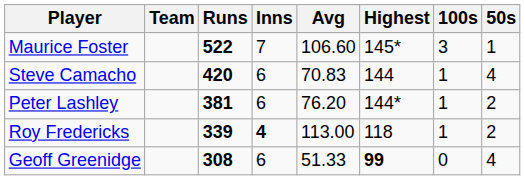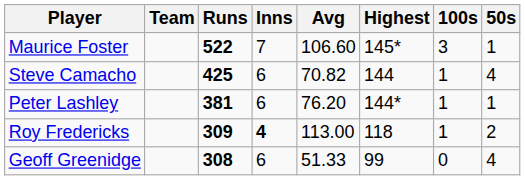(218, 75) 420 -> (218, 75) 425
(323, 75) 70.83 -> (323, 75) 70.82
(491, 103) 2 -> (491, 103) 1
(218, 132) 339 -> (218, 132) 309
(374, 160) bold -> (374, 160) normal
